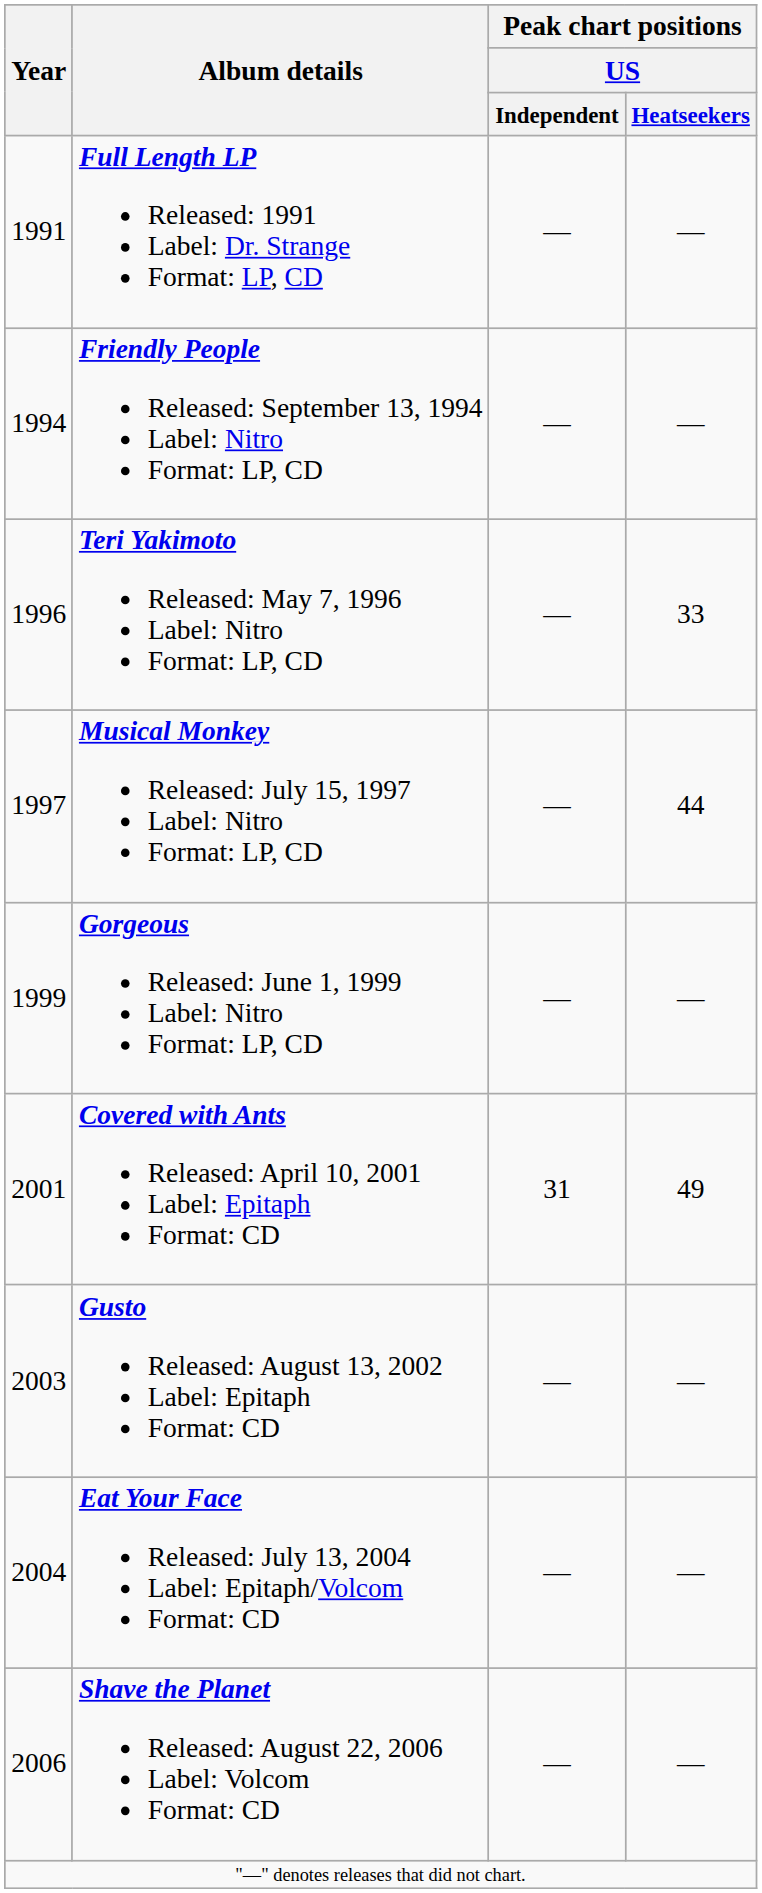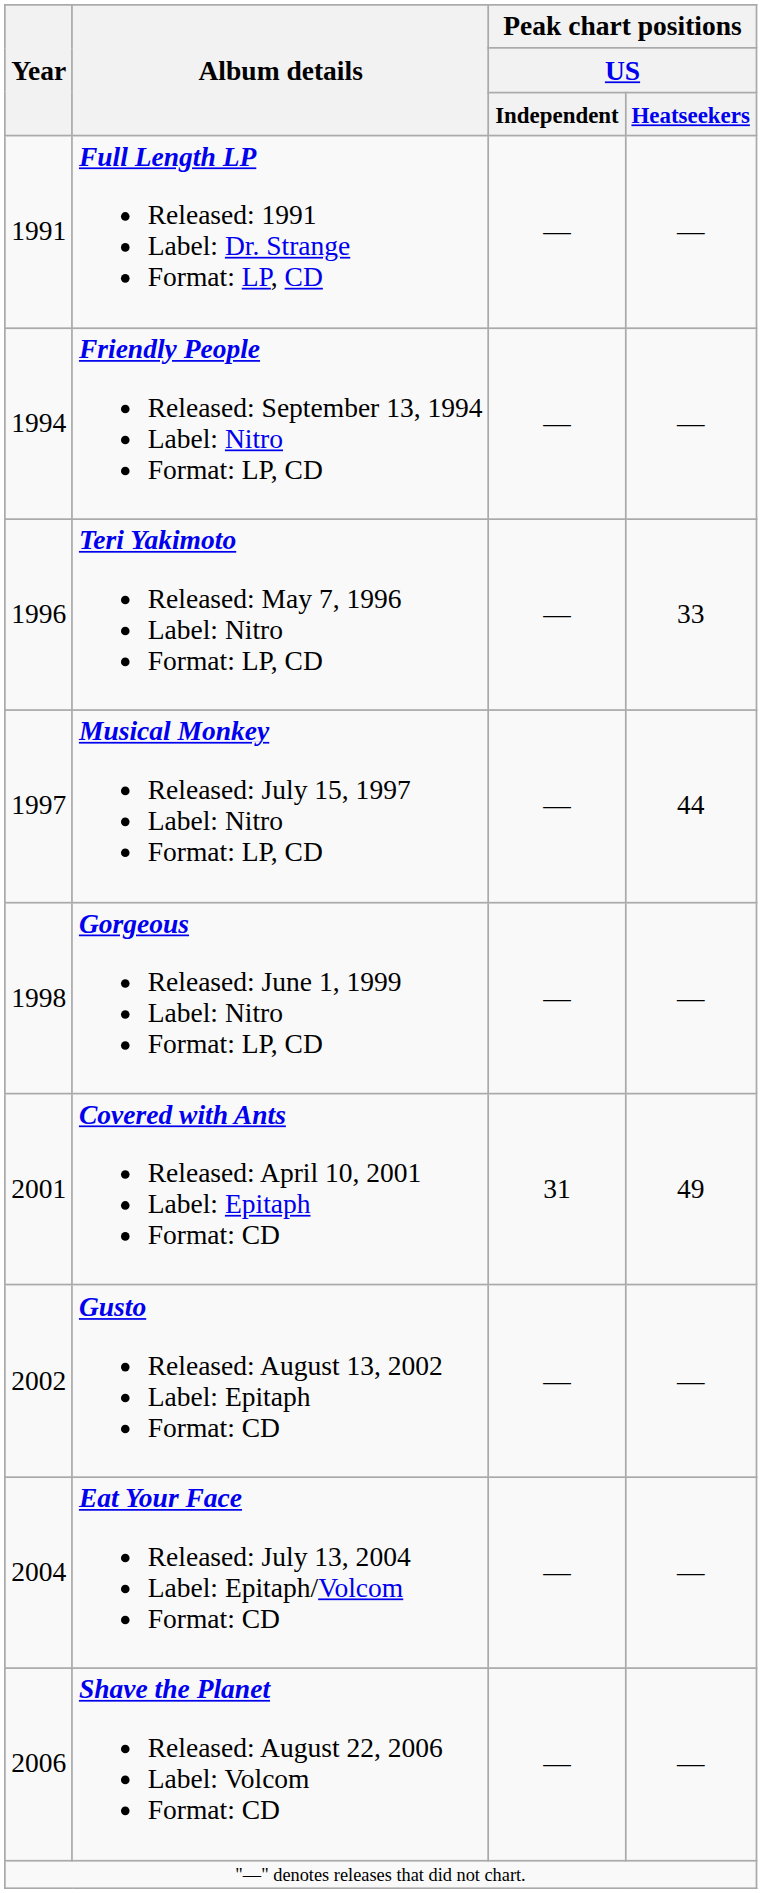(39, 997) 1999 -> (39, 997) 1998
(39, 1380) 2003 -> (39, 1380) 2002
